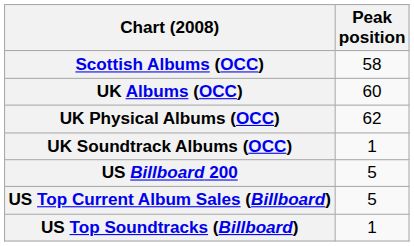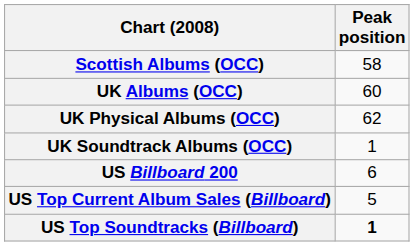(372, 173) 5 -> (372, 173) 6
(372, 227) normal -> (372, 227) bold
